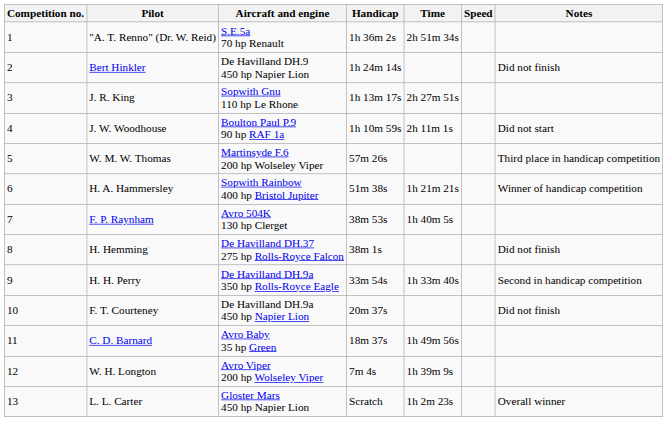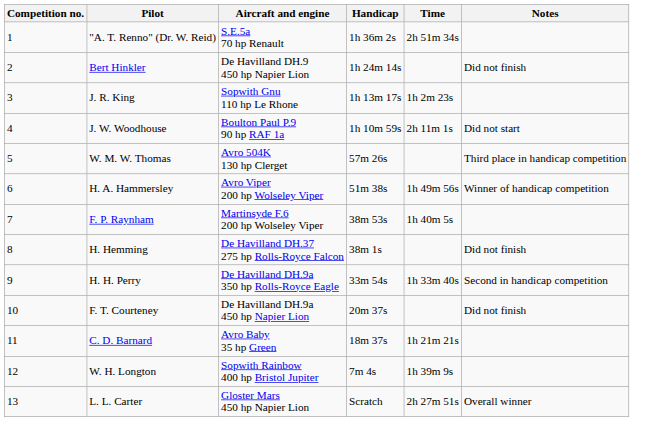- column: (478, 13)
(433, 98) 2h 27m 51s -> (430, 98) 1h 2m 23s
(272, 158) Martinsyde F.6 200 hp Wolseley Viper -> (254, 158) Avro 504K 130 hp Clerget
(270, 189) Sopwith Rainbow 400 hp Bristol Jupiter -> (272, 189) Avro Viper 200 hp Wolseley Viper
(433, 189) 1h 21m 21s -> (433, 189) 1h 49m 56s
(254, 219) Avro 504K 130 hp Clerget -> (272, 219) Martinsyde F.6 200 hp Wolseley Viper
(433, 341) 1h 49m 56s -> (433, 341) 1h 21m 21s
(272, 371) Avro Viper 200 hp Wolseley Viper -> (270, 371) Sopwith Rainbow 400 hp Bristol Jupiter
(430, 401) 1h 2m 23s -> (433, 401) 2h 27m 51s
